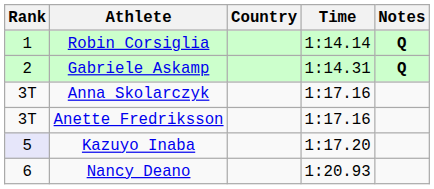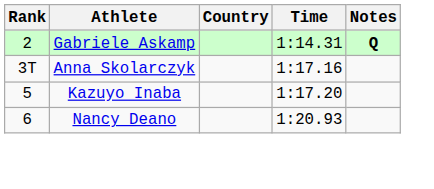- row: (139, 43)
- row: (139, 120)
(27, 146) lavender background -> (27, 94) no background
